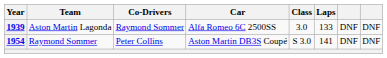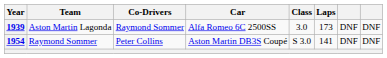(326, 27) 133 -> (326, 27) 173
